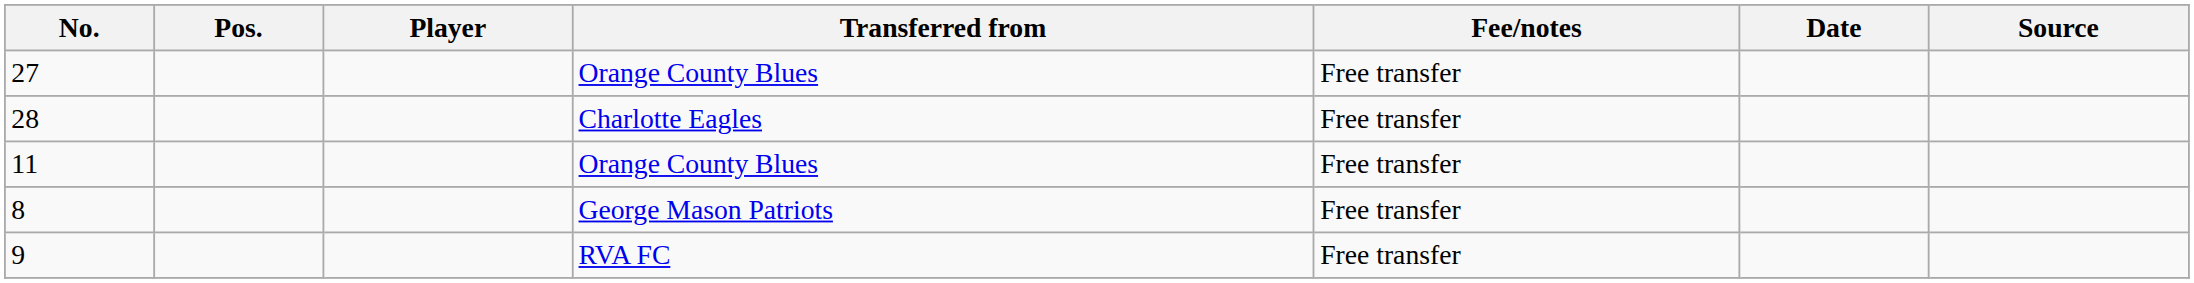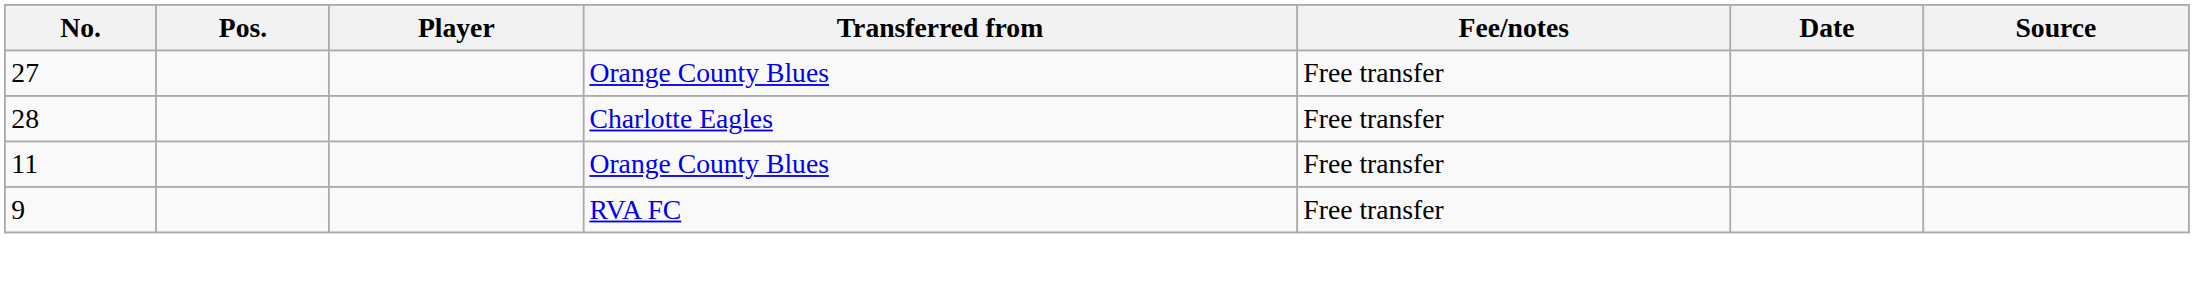- row: (18, 209)
